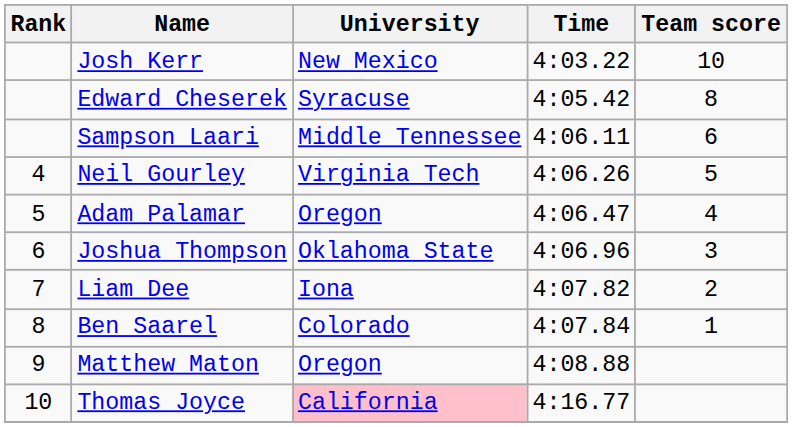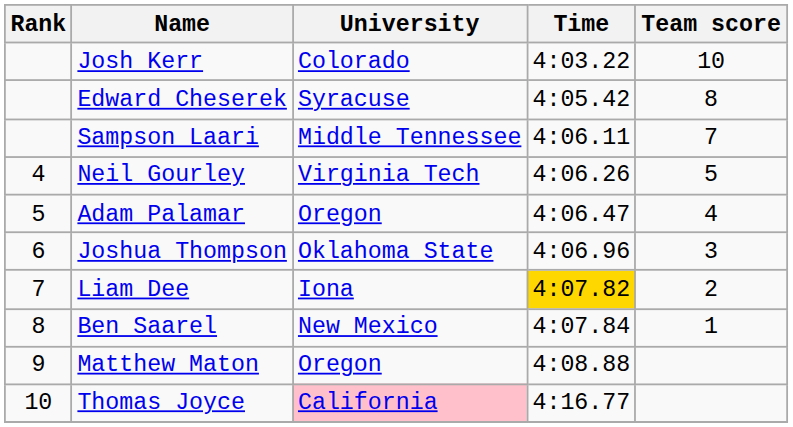(368, 62) New Mexico -> (354, 62) Colorado
(711, 138) 6 -> (711, 138) 7
(581, 289) no background -> (581, 289) gold background
(354, 327) Colorado -> (368, 327) New Mexico
